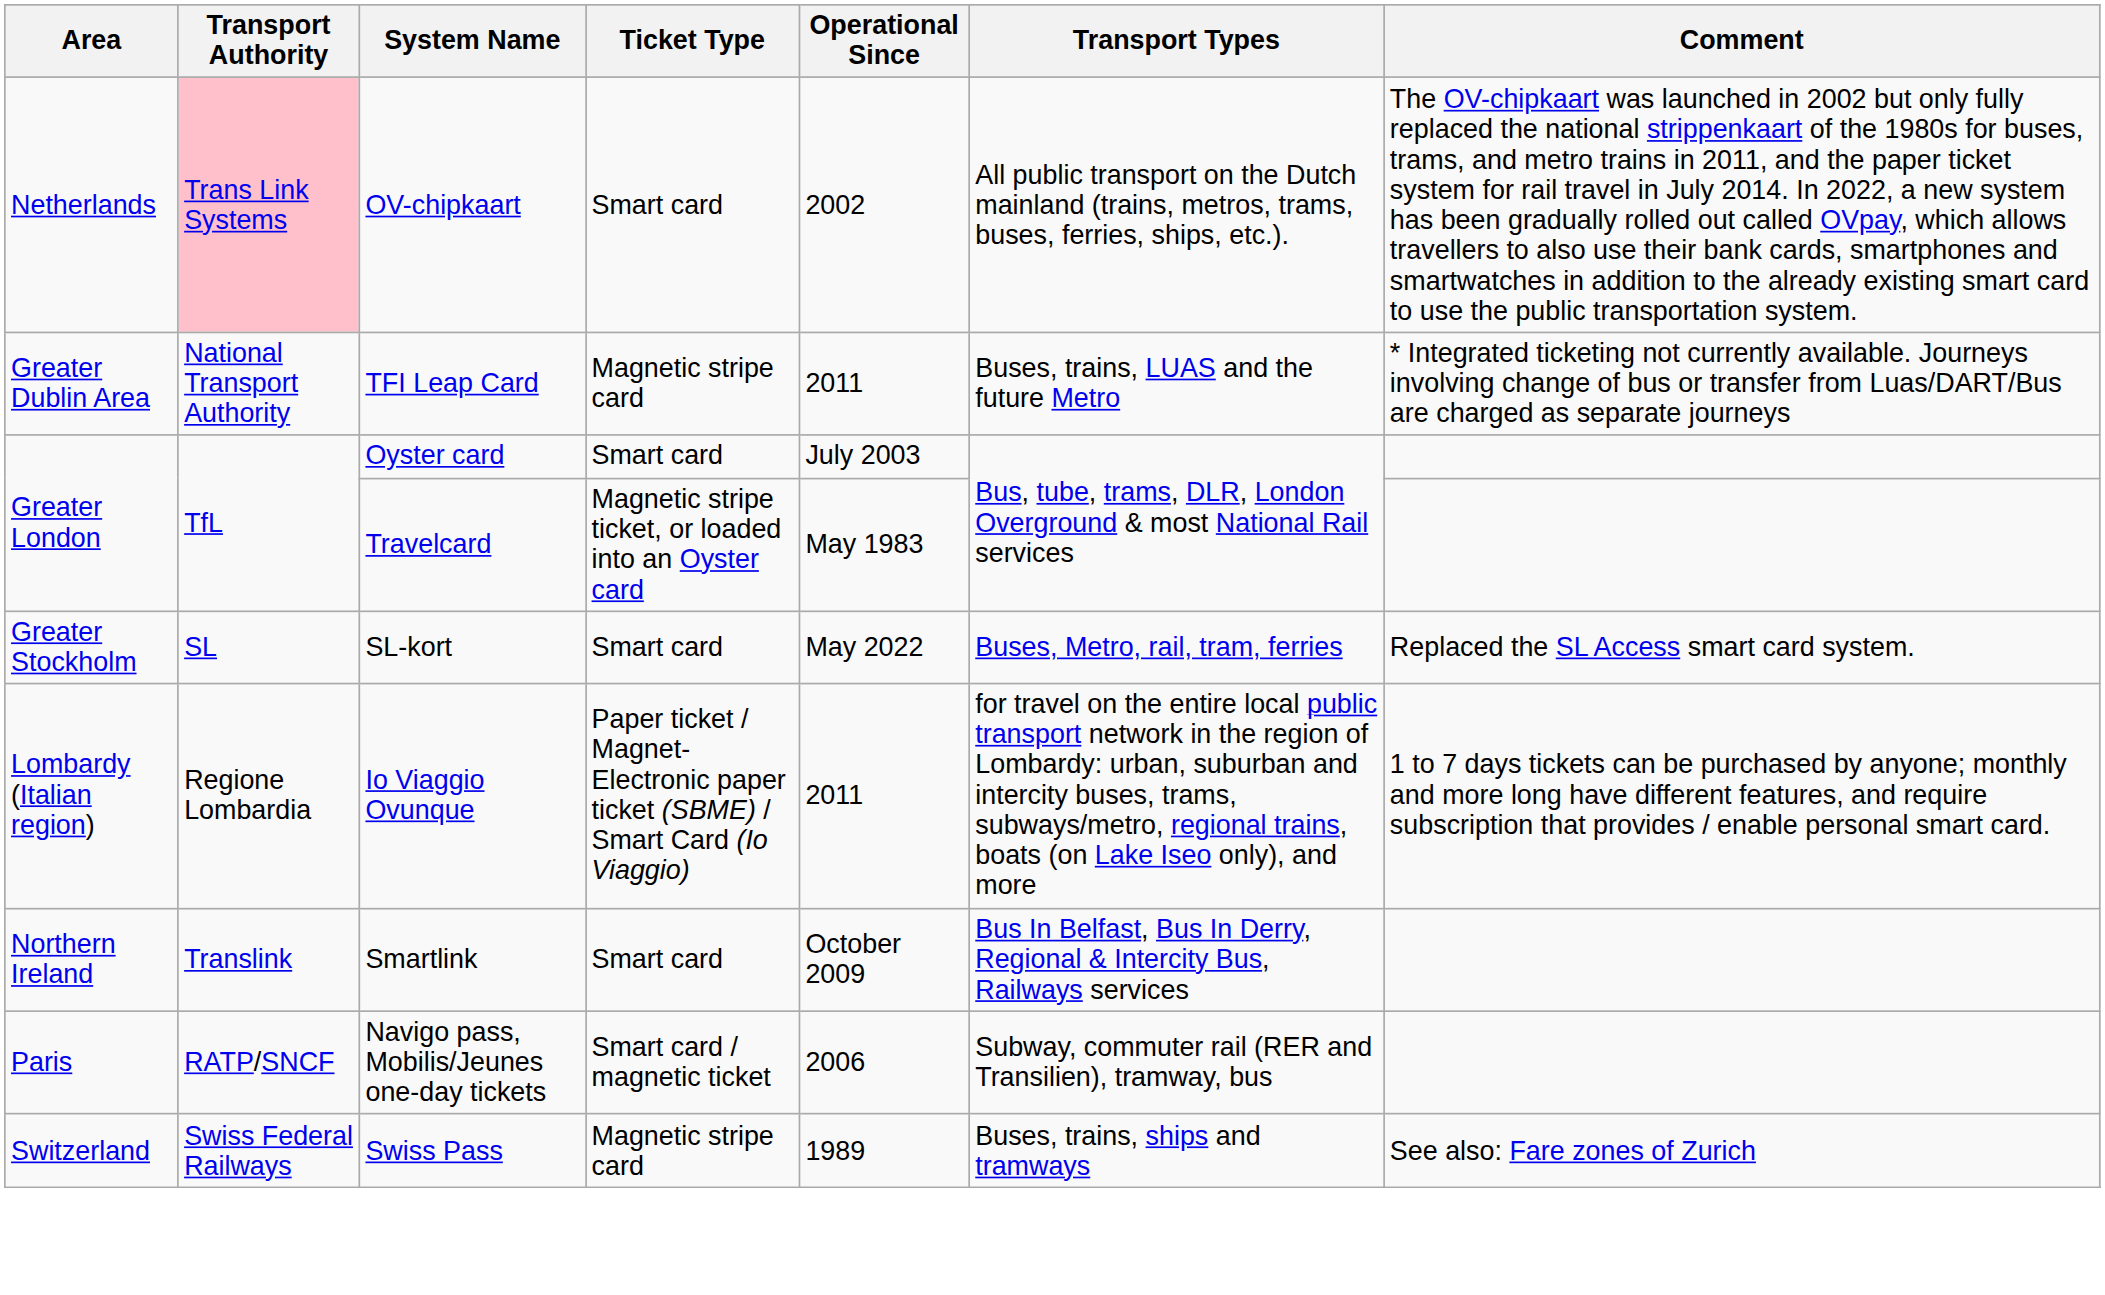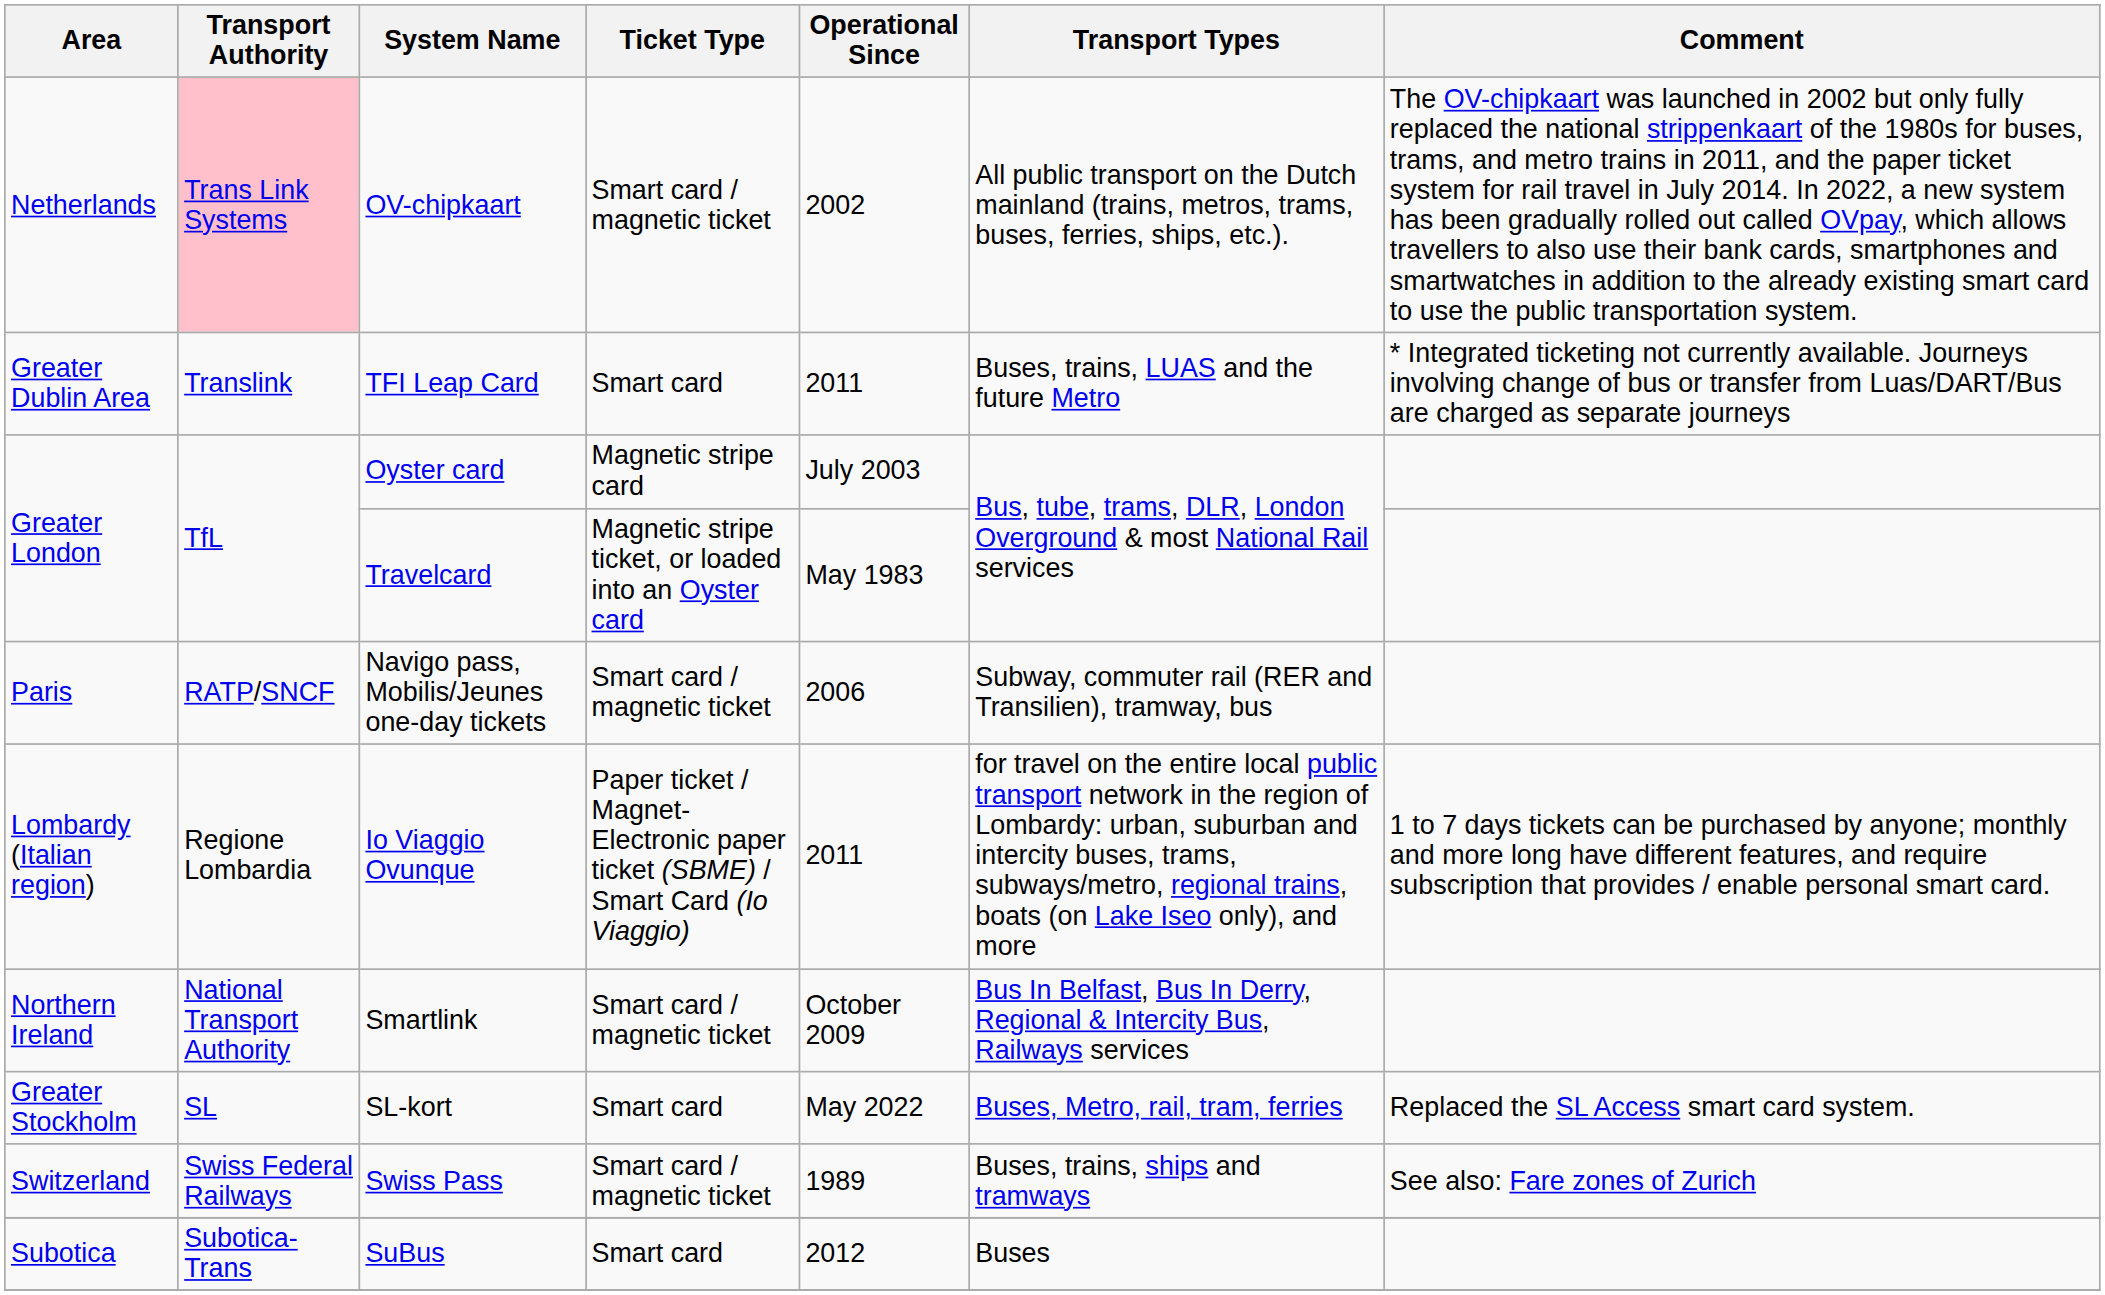(657, 204) Smart card -> (681, 204) Smart card / magnetic ticket
(241, 383) National Transport Authority -> (238, 383) Translink
(683, 383) Magnetic stripe card -> (657, 383) Smart card
(657, 456) Smart card -> (683, 471) Magnetic stripe card
rows swapped: (409, 647) <-> (456, 1062)
(238, 959) Translink -> (241, 1019) National Transport Authority
(657, 959) Smart card -> (681, 1019) Smart card / magnetic ticket
(683, 1150) Magnetic stripe card -> (681, 1180) Smart card / magnetic ticket
+ row: (405, 1253)
